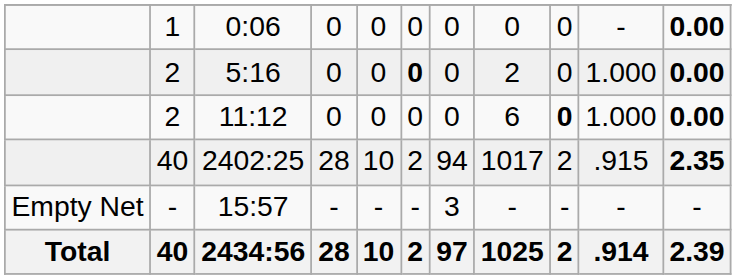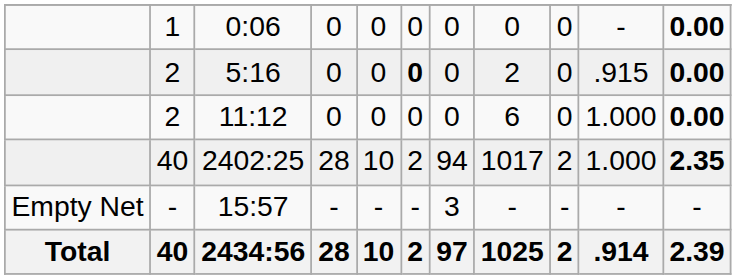(621, 71) 1.000 -> (621, 71) .915
(565, 116) bold -> (565, 116) normal
(621, 161) .915 -> (621, 161) 1.000
